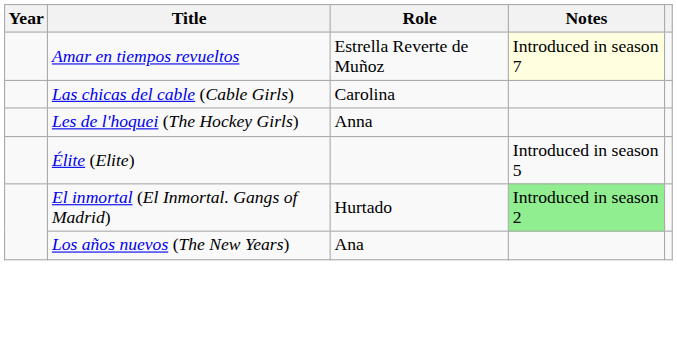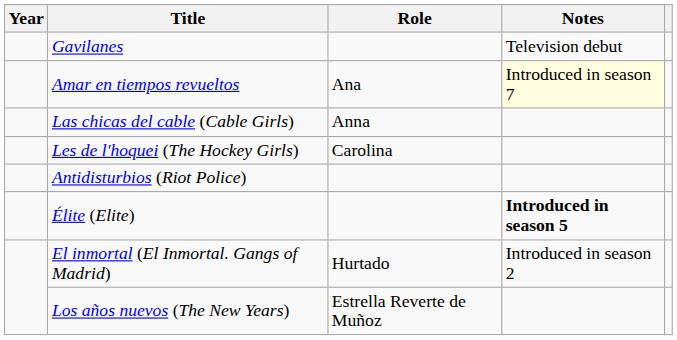+ row: (88, 46)
(401, 56) Estrella Reverte de Muñoz -> (347, 84) Ana
(365, 94) Carolina -> (351, 121) Anna
(354, 121) Anna -> (362, 149) Carolina
+ row: (149, 177)
(586, 159) normal -> (557, 215) bold
(586, 207) lightgreen background -> (579, 263) no background
(349, 245) Ana -> (399, 311) Estrella Reverte de Muñoz
